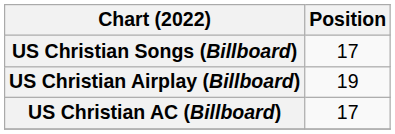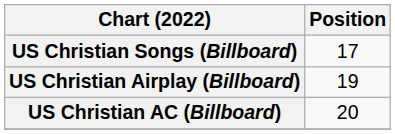(348, 112) 17 -> (348, 112) 20
